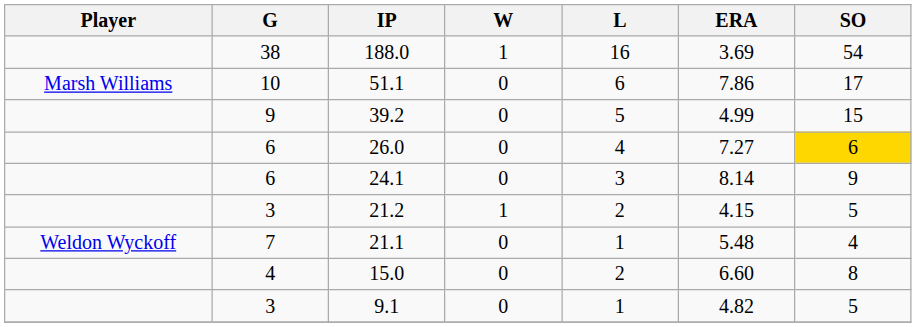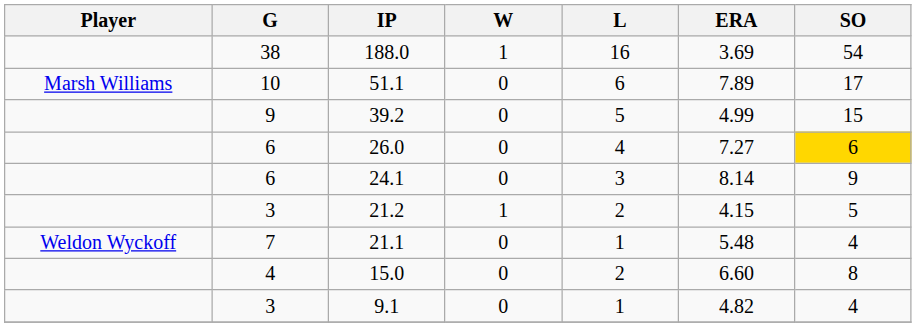(736, 83) 7.86 -> (736, 83) 7.89
(853, 305) 5 -> (853, 305) 4
